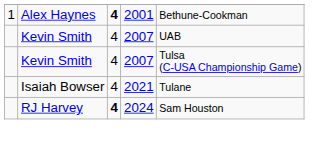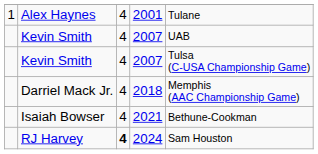(114, 15) bold -> (123, 15) normal
(203, 15) Bethune-Cookman -> (184, 15) Tulane
+ row: (67, 91)
(175, 87) Tulane -> (212, 117) Bethune-Cookman
